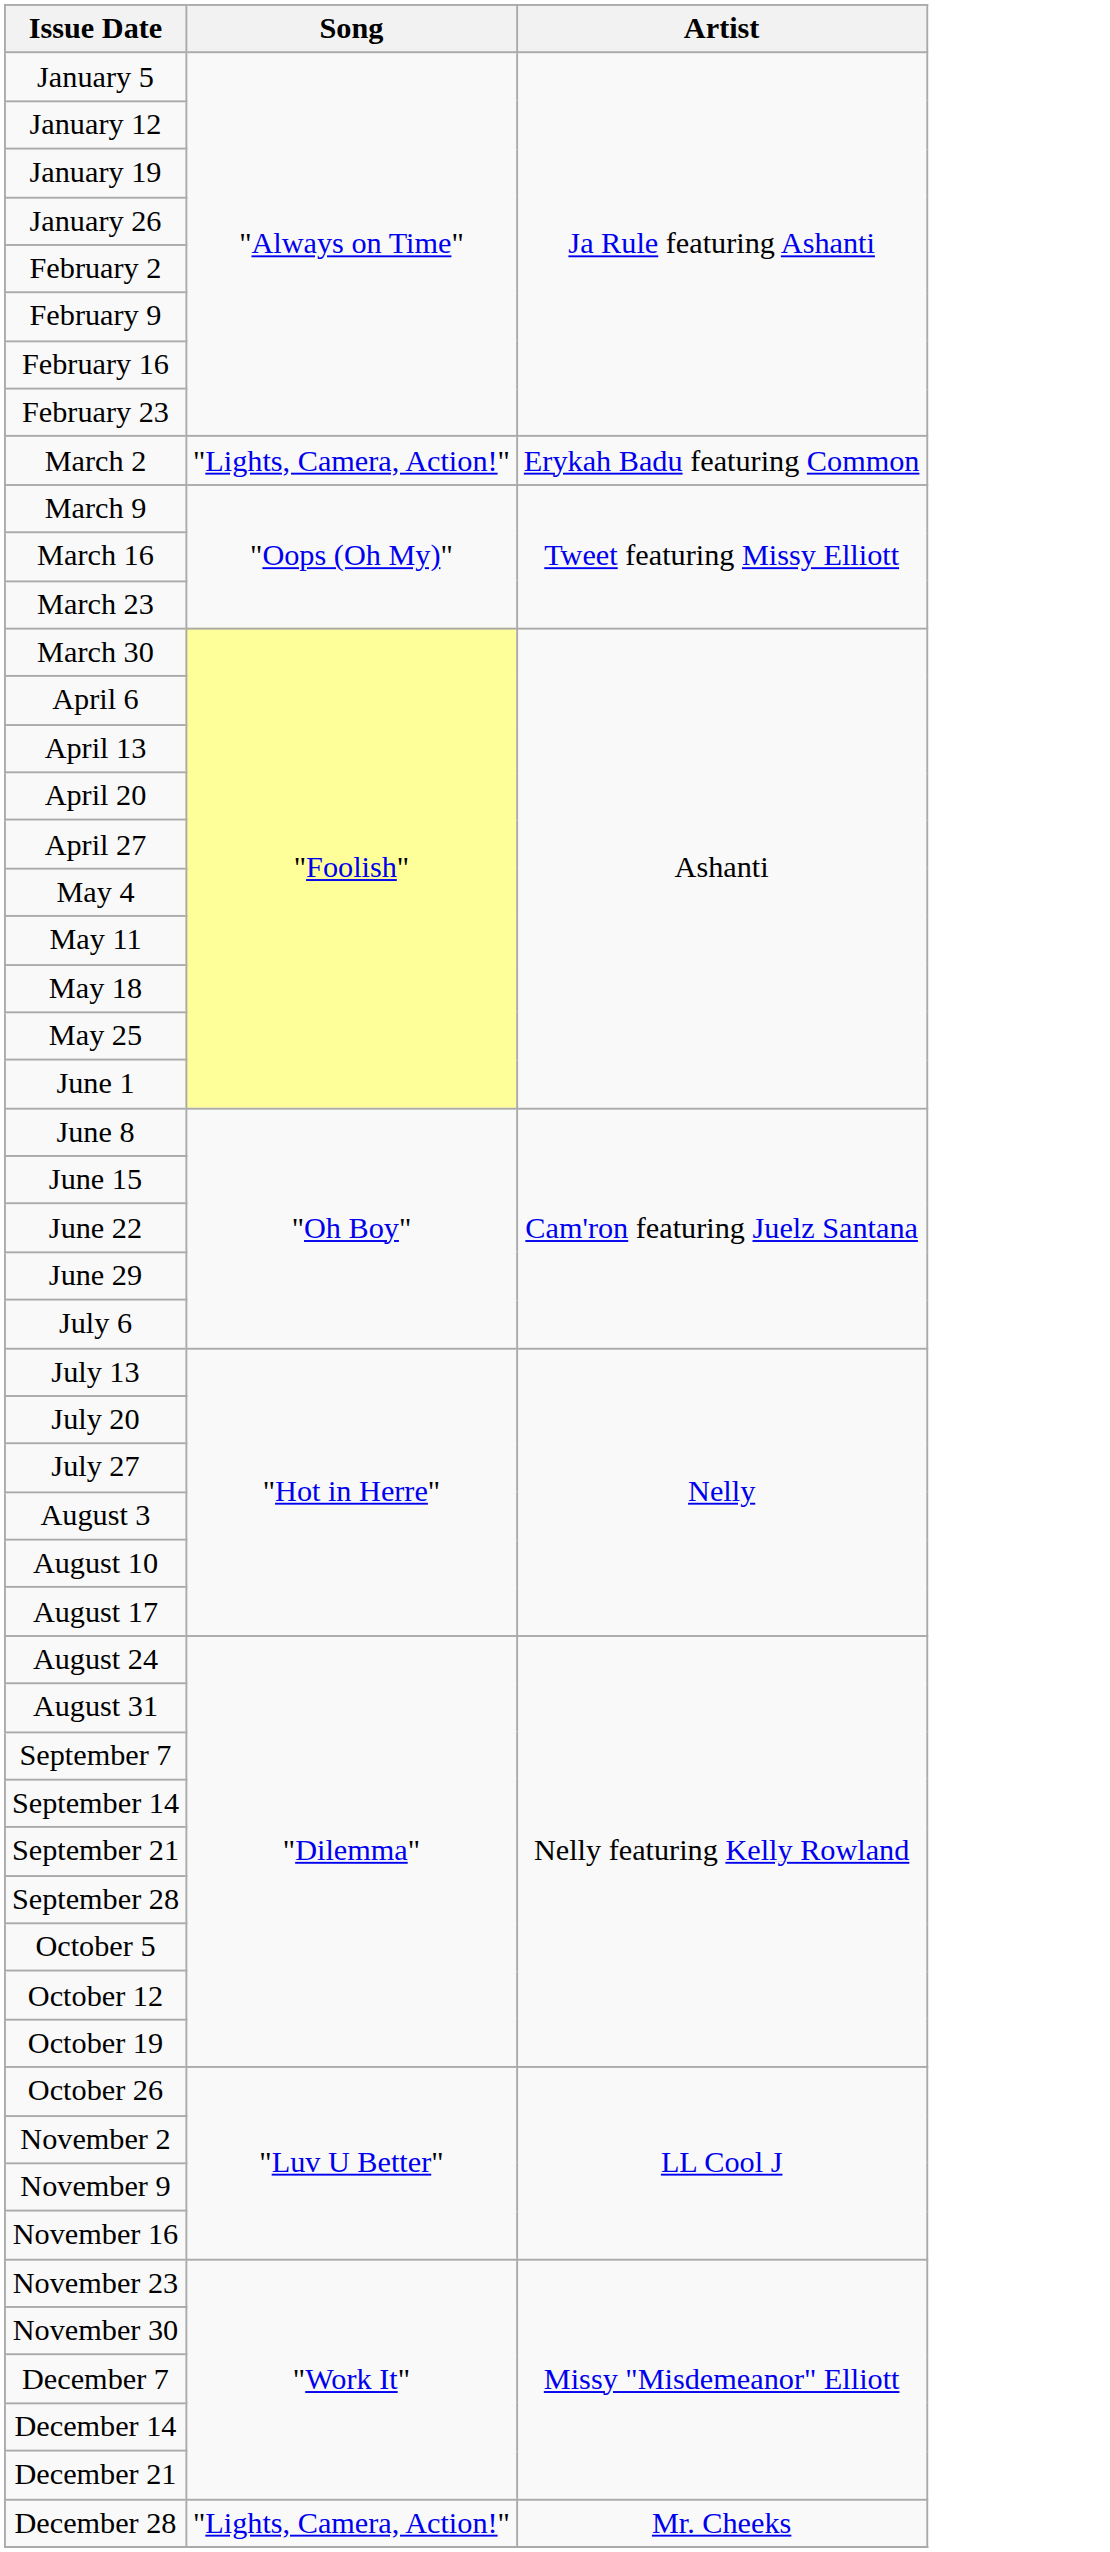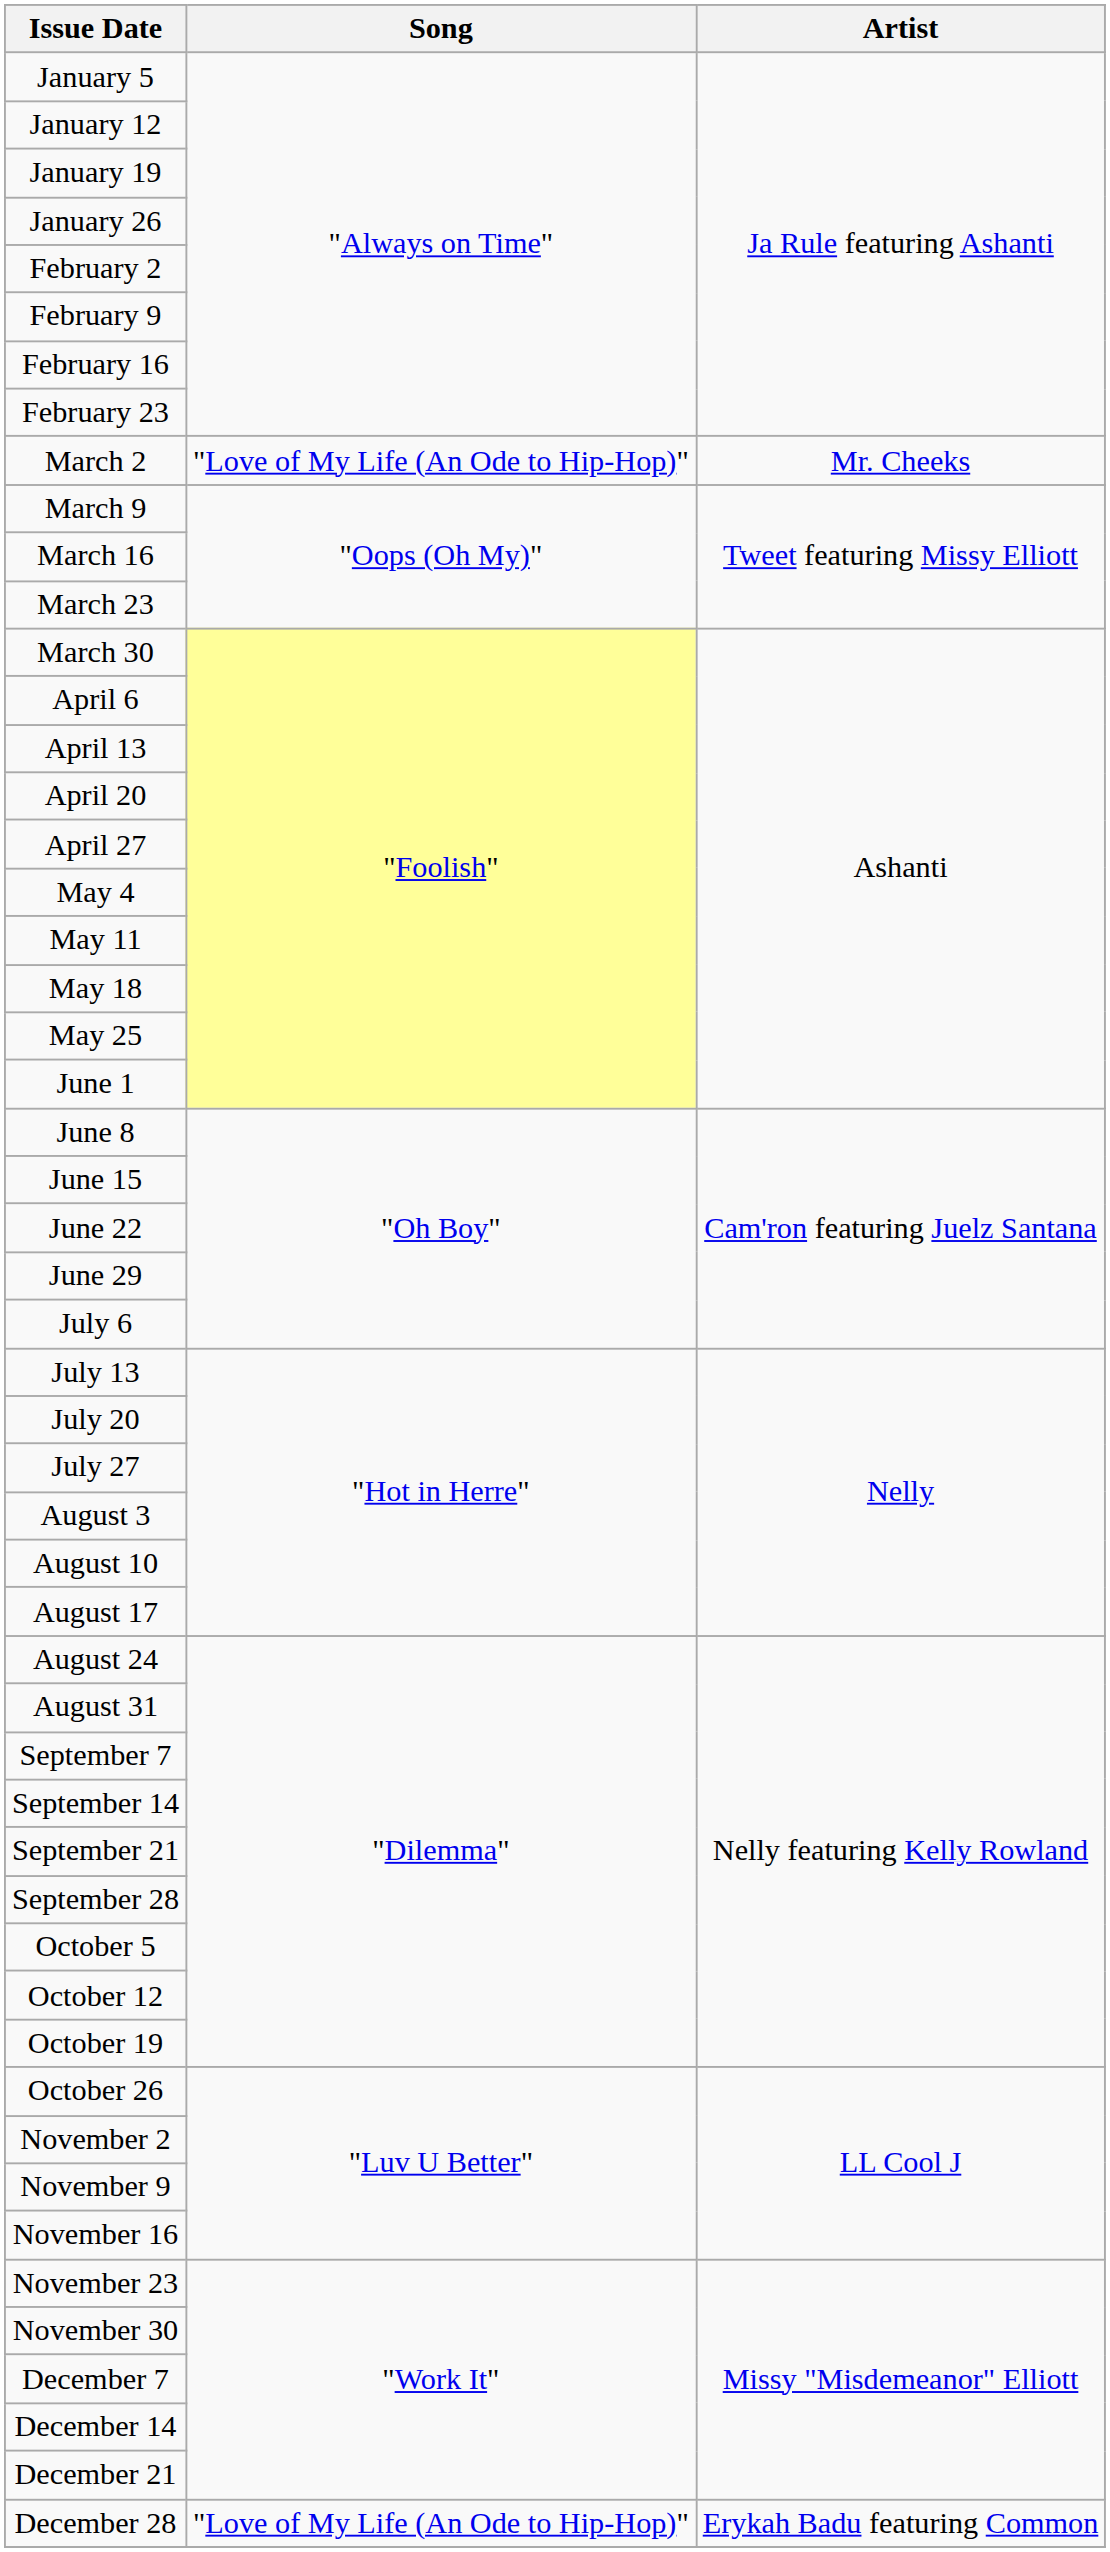(351, 460) "Lights, Camera, Action!" -> (441, 460) "Love of My Life (An Ode to Hip-Hop)"
(722, 460) Erykah Badu featuring Common -> (901, 460) Mr. Cheeks
(351, 2522) "Lights, Camera, Action!" -> (441, 2522) "Love of My Life (An Ode to Hip-Hop)"
(722, 2522) Mr. Cheeks -> (901, 2522) Erykah Badu featuring Common
